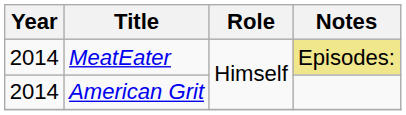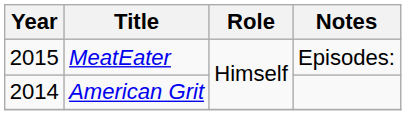(34, 57) 2014 -> (34, 57) 2015
(346, 57) khaki background -> (346, 57) no background
